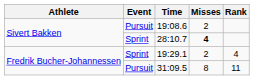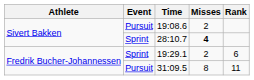(236, 54) 4 -> (236, 54) 6
